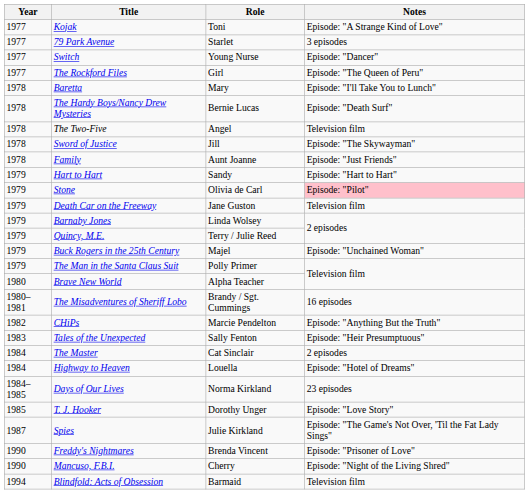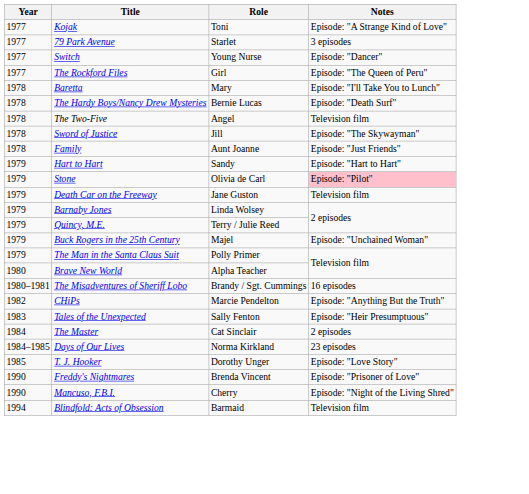- row: (92, 368)
- row: (64, 430)
